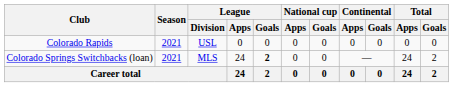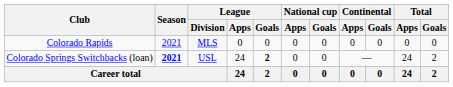(207, 43) USL -> (207, 43) MLS
(172, 58) normal -> (172, 58) bold
(207, 58) MLS -> (207, 58) USL
